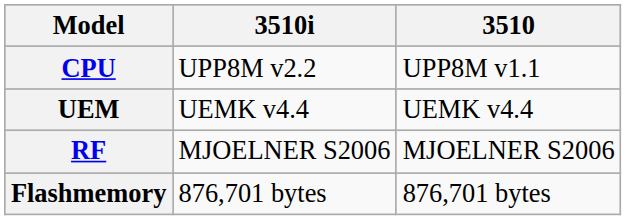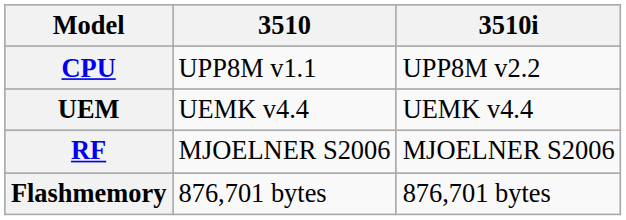columns swapped: (509, 25) <-> (284, 25)
